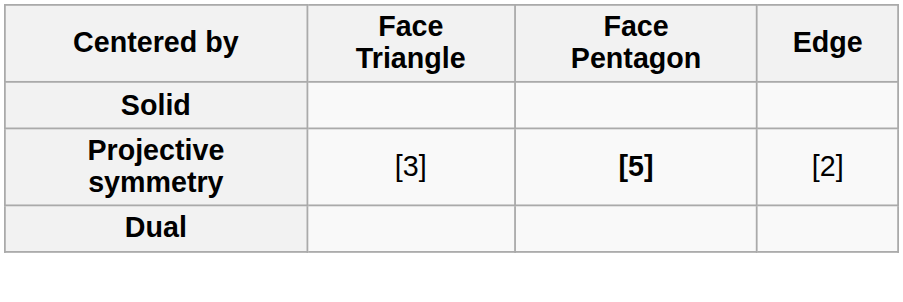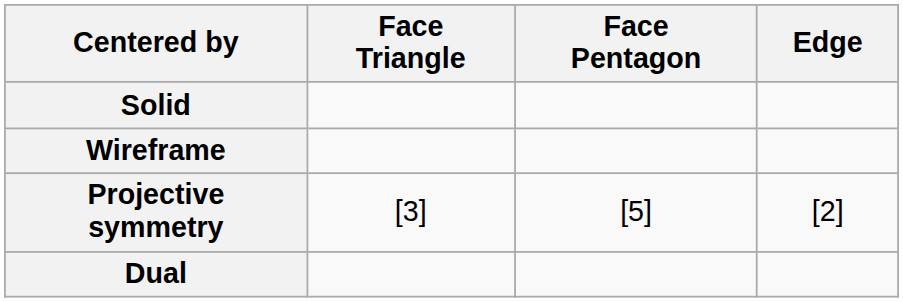+ row: (156, 150)
(636, 166) bold -> (636, 211) normal
